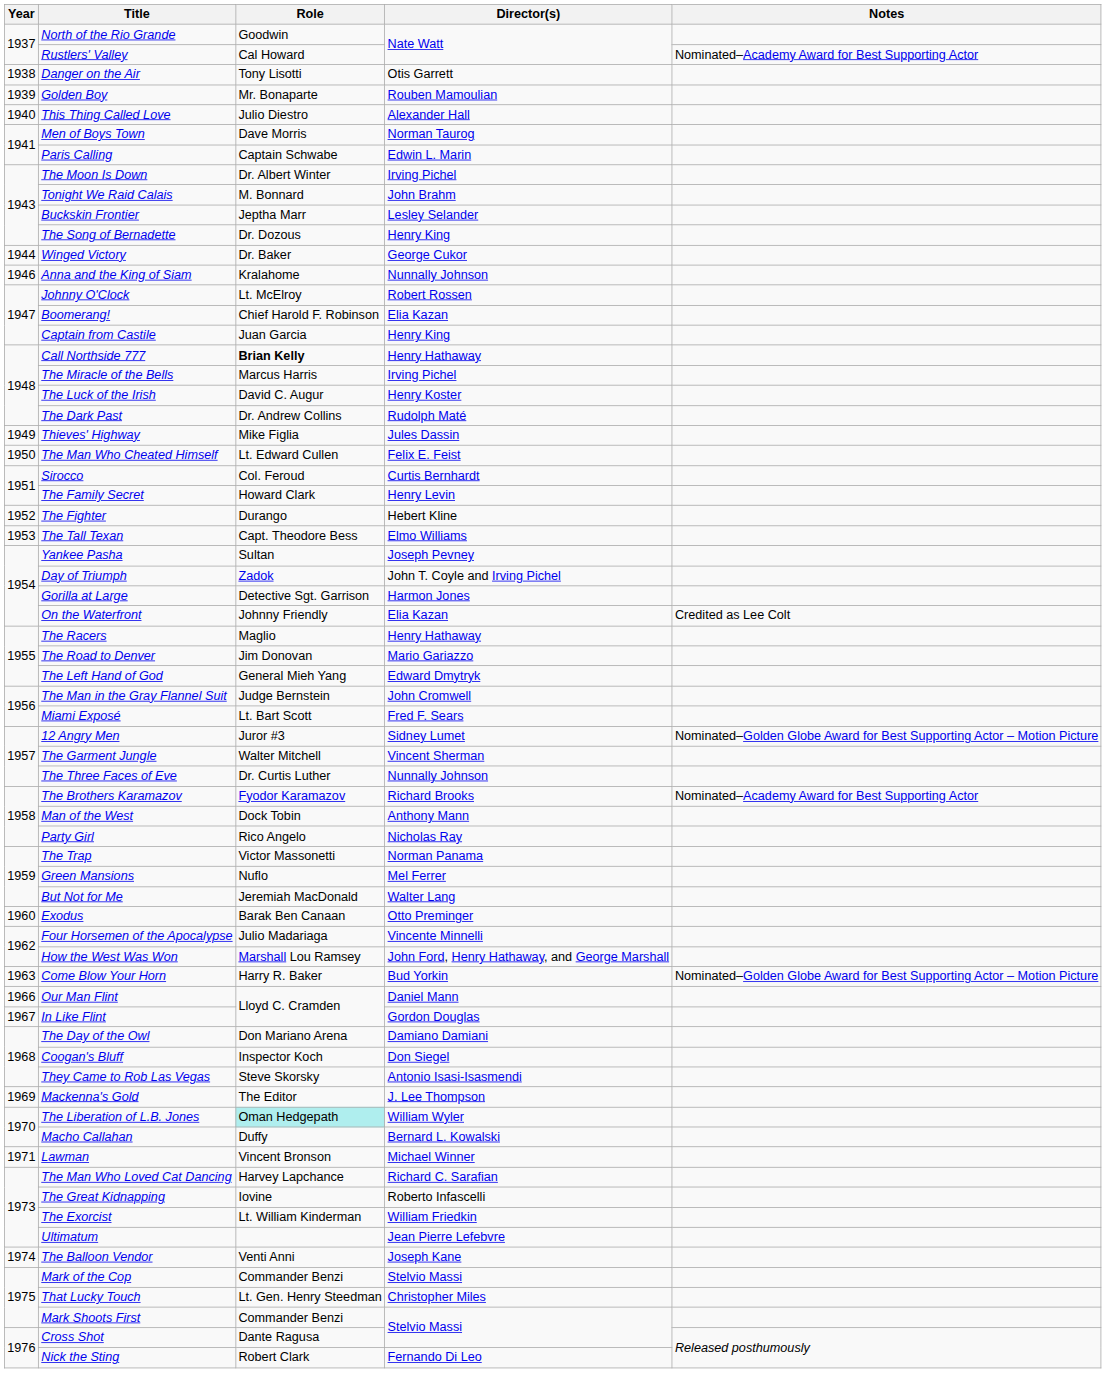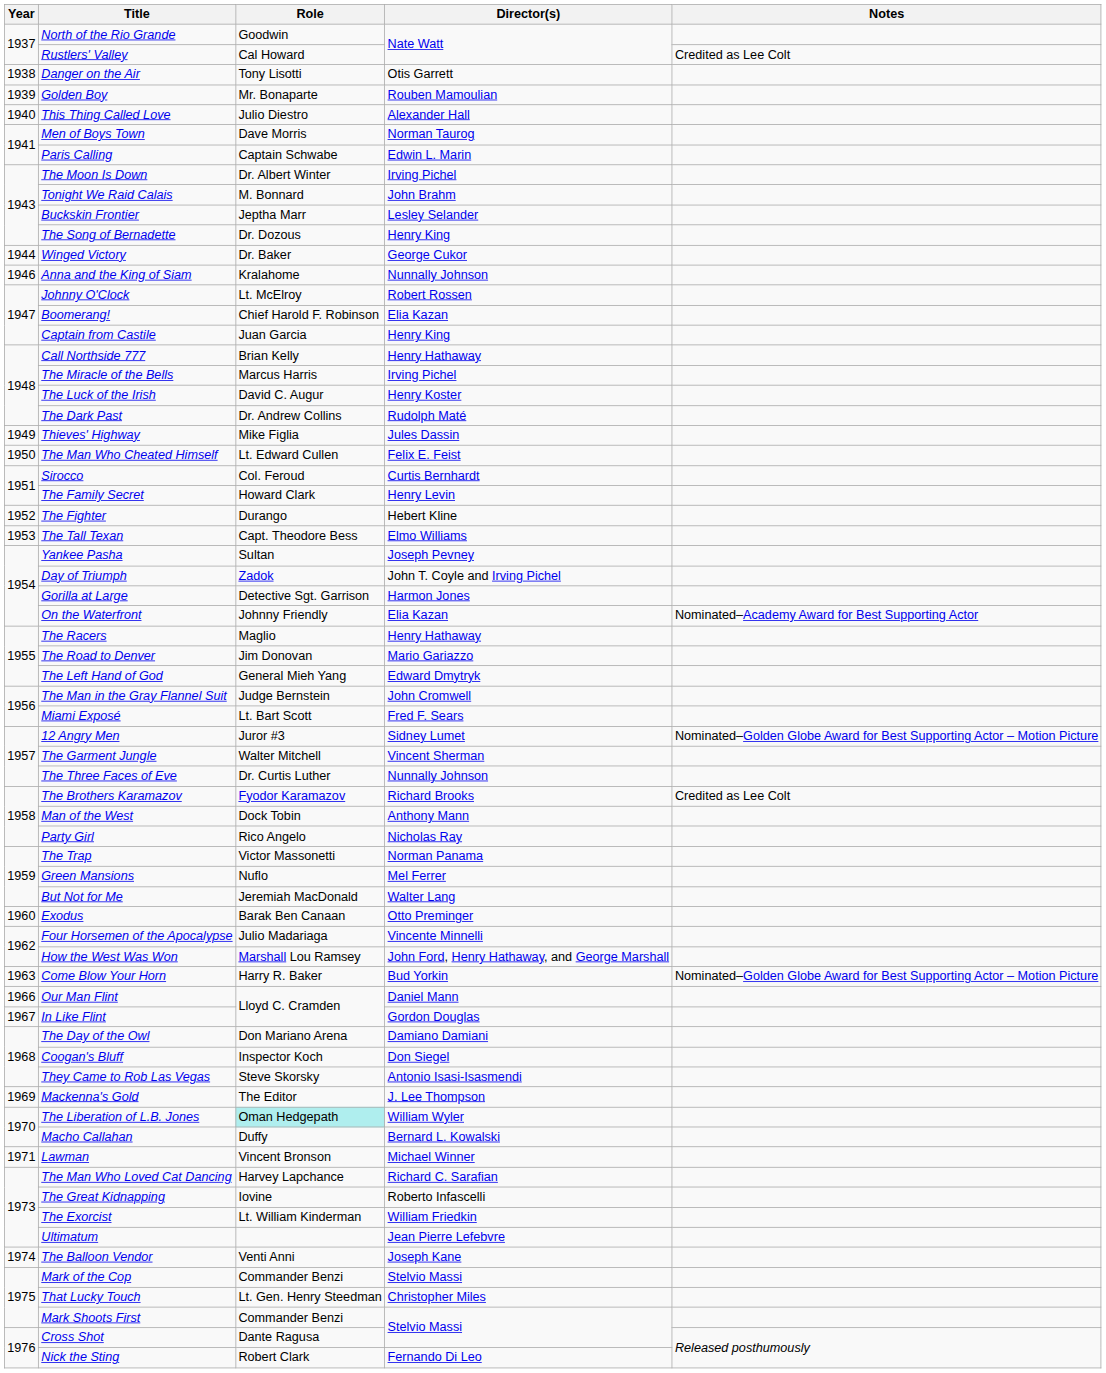(827, 54) Nominated–Academy Award for Best Supporting Actor -> (733, 54) Credited as Lee Colt
(271, 355) bold -> (269, 355) normal
(733, 615) Credited as Lee Colt -> (827, 615) Nominated–Academy Award for Best Supporting Actor
(827, 796) Nominated–Academy Award for Best Supporting Actor -> (733, 796) Credited as Lee Colt
